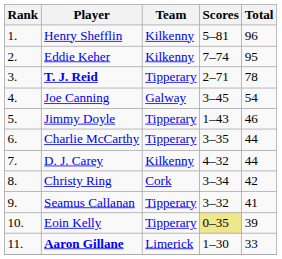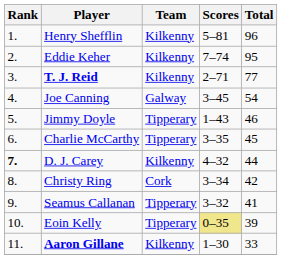(171, 77) Tipperary -> (170, 77) Kilkenny
(251, 77) 78 -> (251, 77) 77
(251, 139) 44 -> (251, 139) 45
(12, 160) normal -> (12, 160) bold
(169, 243) Limerick -> (170, 243) Kilkenny
